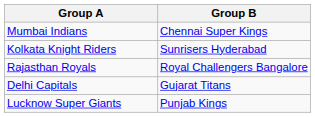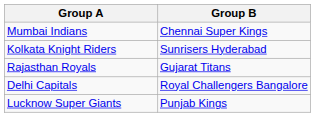(234, 67) Royal Challengers Bangalore -> (195, 67) Gujarat Titans
(195, 85) Gujarat Titans -> (234, 85) Royal Challengers Bangalore
